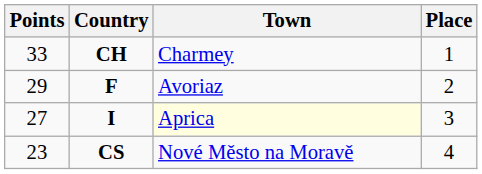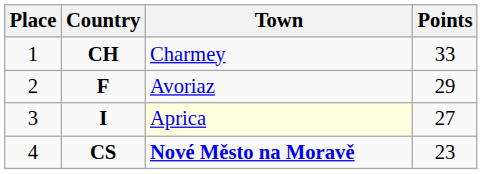columns swapped: (449, 20) <-> (37, 20)
(256, 151) normal -> (252, 151) bold
